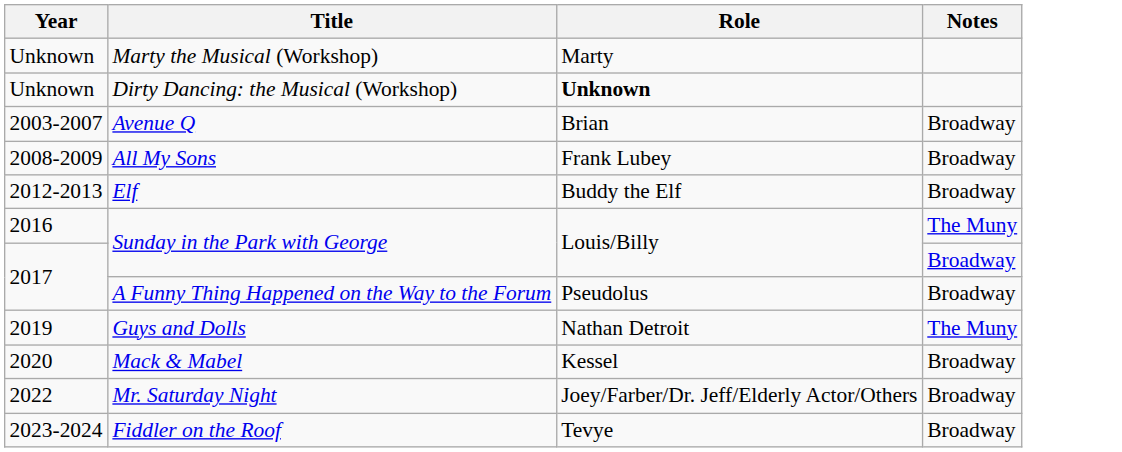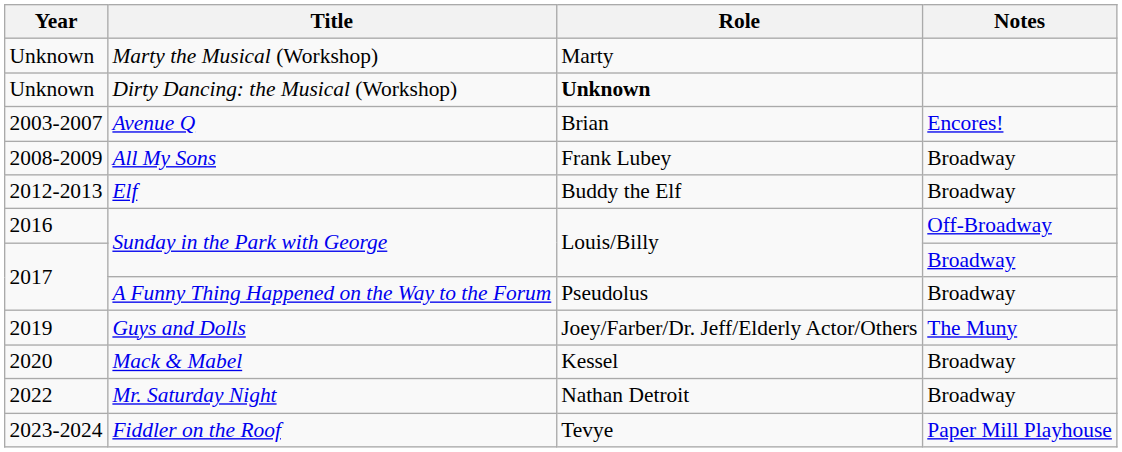(971, 123) Broadway -> (965, 123) Encores!
(972, 225) The Muny -> (990, 225) Off-Broadway
(625, 327) Nathan Detroit -> (739, 327) Joey/Farber/Dr. Jeff/Elderly Actor/Others
(739, 395) Joey/Farber/Dr. Jeff/Elderly Actor/Others -> (625, 395) Nathan Detroit
(971, 429) Broadway -> (1020, 429) Paper Mill Playhouse
